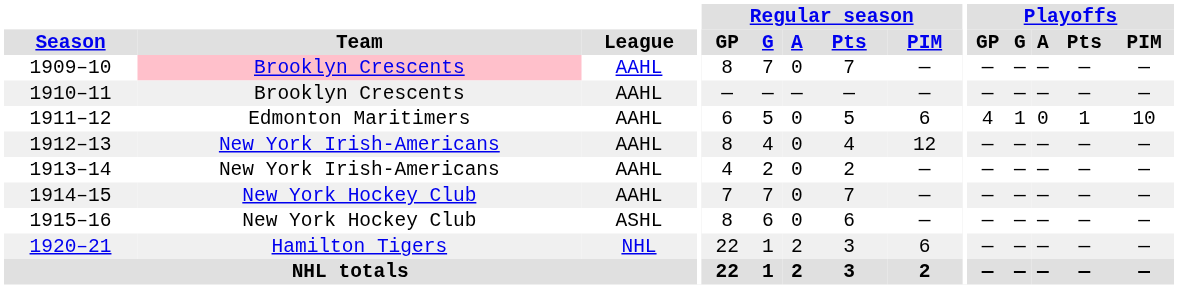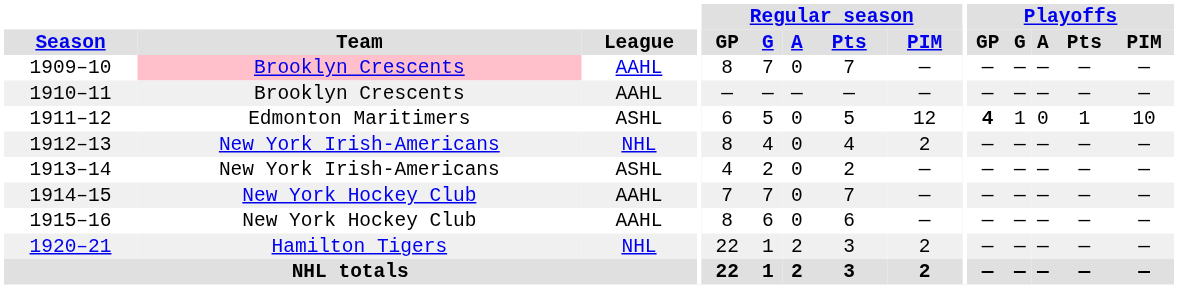(639, 119) AAHL -> (639, 119) ASHL
(925, 119) 6 -> (925, 119) 12
(988, 119) normal -> (988, 119) bold
(639, 144) AAHL -> (639, 144) NHL
(925, 144) 12 -> (925, 144) 2
(639, 170) AAHL -> (639, 170) ASHL
(639, 221) ASHL -> (639, 221) AAHL
(925, 246) 6 -> (925, 246) 2
